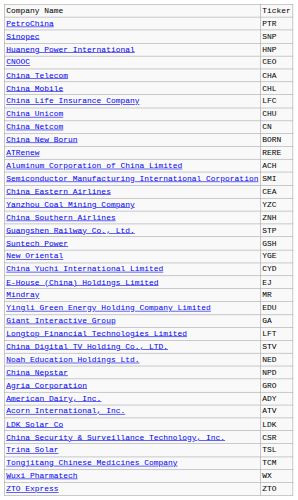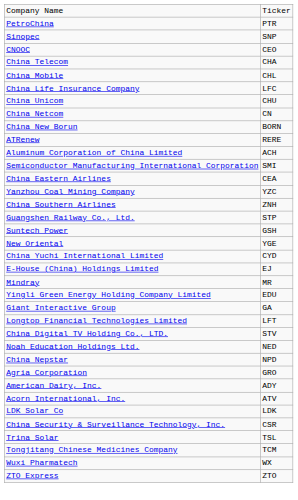- row: (70, 50)
